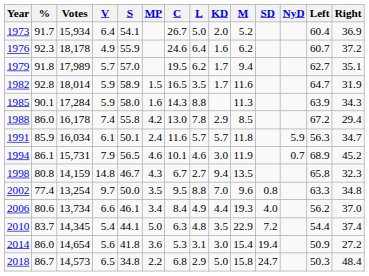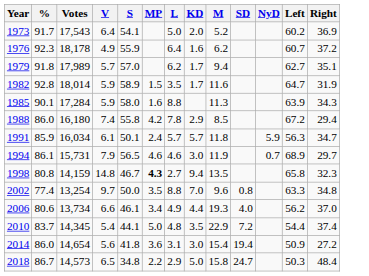- column: (177, 13)
(75, 31) 15,934 -> (75, 31) 17,543
(320, 31) 60.4 -> (295, 31) 60.2
(75, 119) 16,178 -> (75, 119) 16,180
(352, 155) 45.2 -> (327, 155) 29.7
(155, 173) normal -> (155, 173) bold
